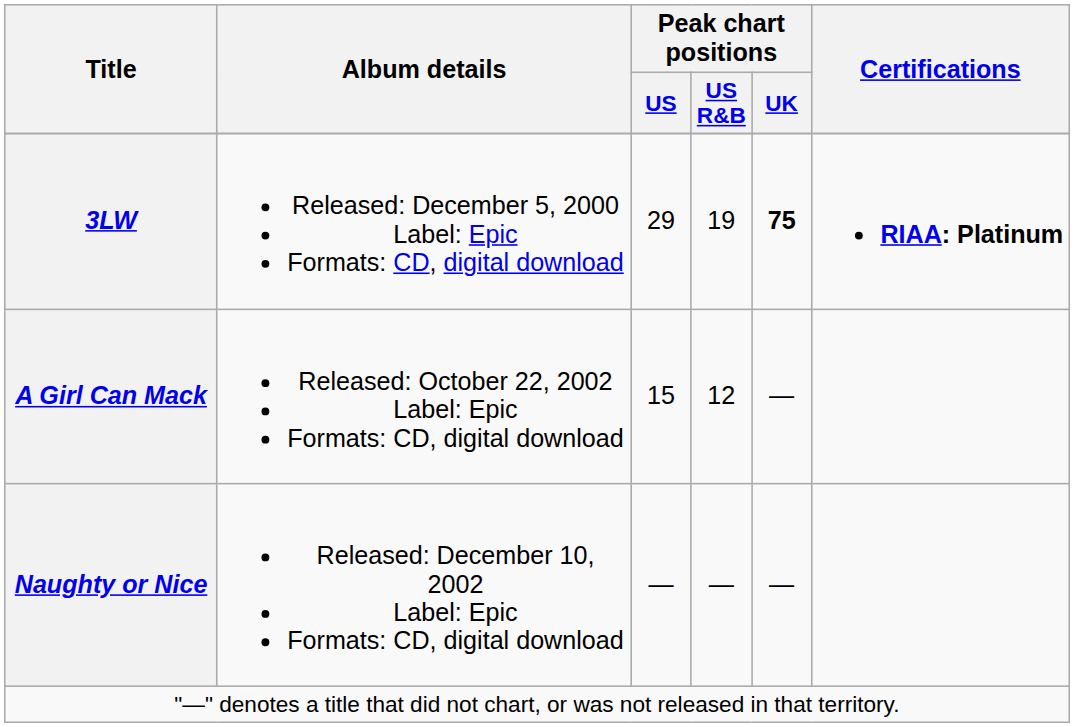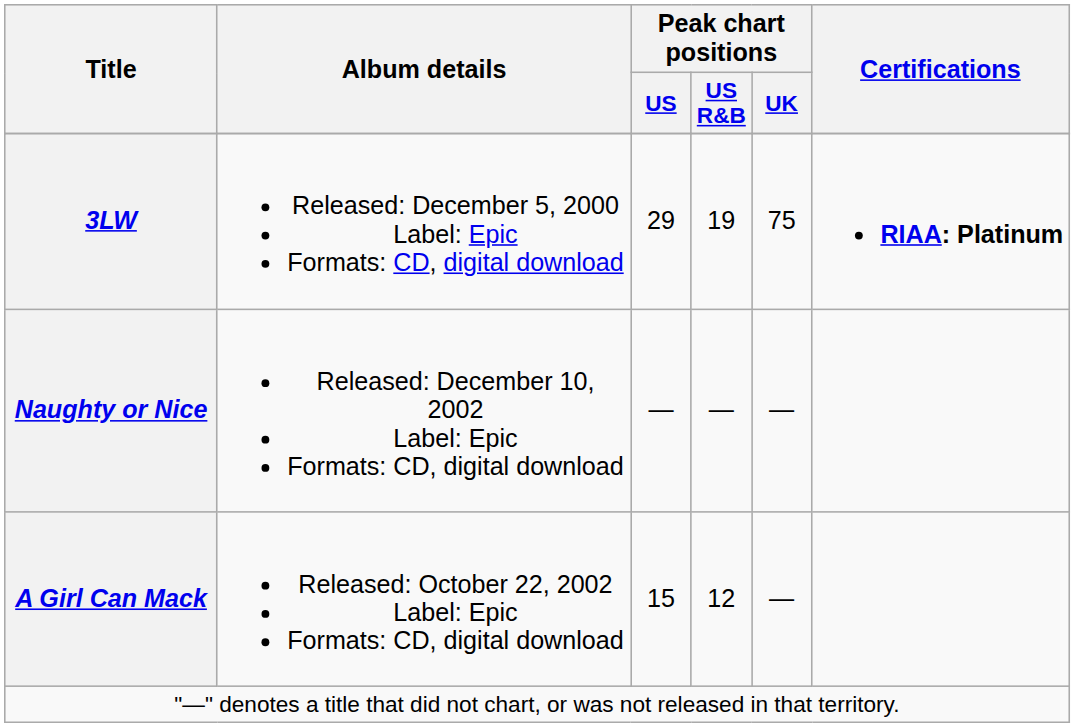(782, 220) bold -> (782, 220) normal
rows swapped: (111, 395) <-> (111, 584)
